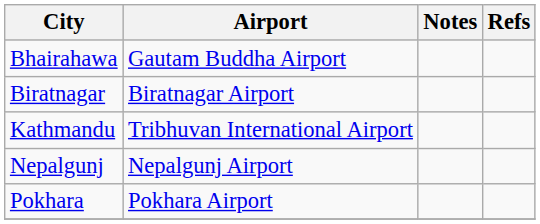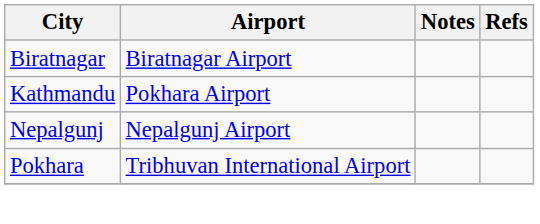- row: (64, 58)
(270, 129) Tribhuvan International Airport -> (198, 93) Pokhara Airport
(200, 201) Pokhara Airport -> (268, 165) Tribhuvan International Airport
